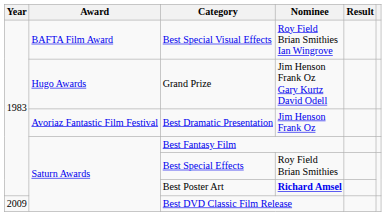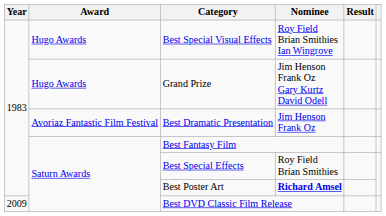(72, 39) BAFTA Film Award -> (59, 39) Hugo Awards
